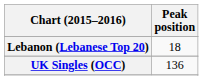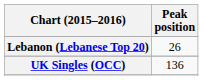(175, 46) 18 -> (175, 46) 26
